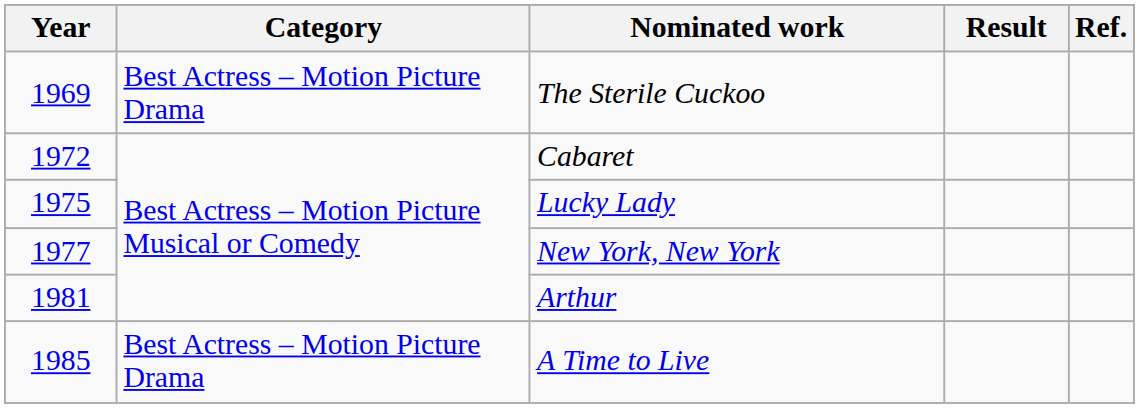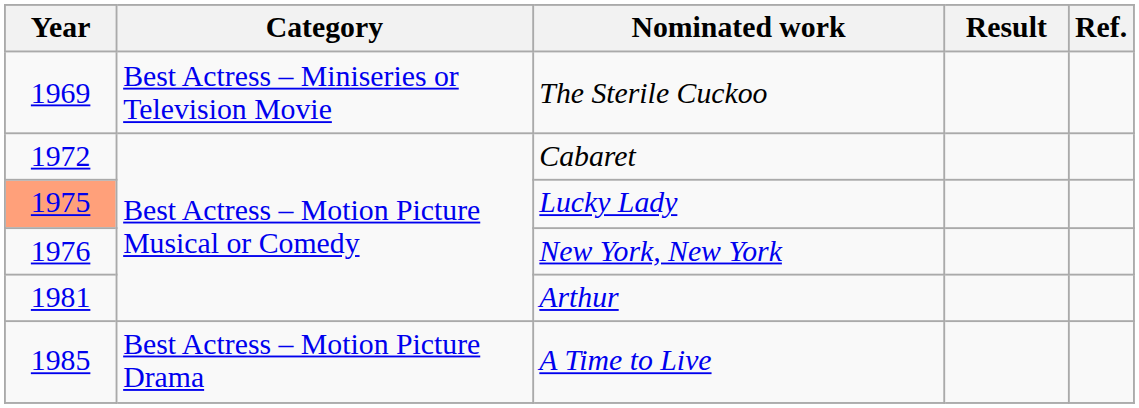(302, 92) Best Actress – Motion Picture Drama -> (291, 92) Best Actress – Miniseries or Television Movie
(61, 203) no background -> (61, 203) lightsalmon background
(61, 250) 1977 -> (61, 250) 1976
